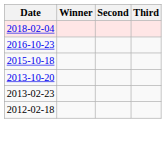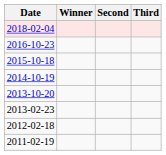+ row: (31, 77)
+ row: (30, 142)
